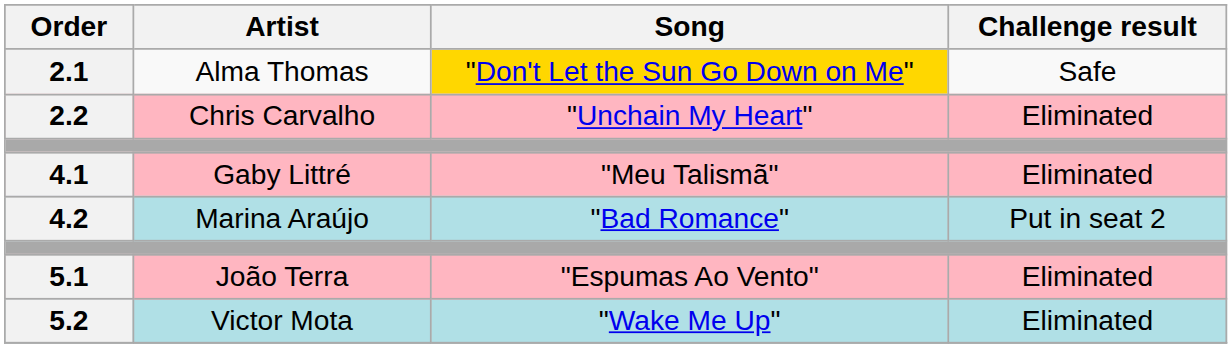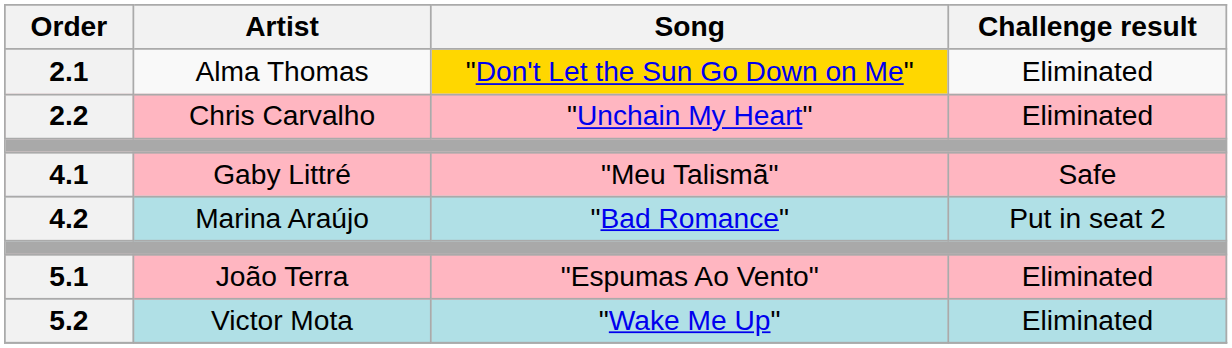(1087, 71) Safe -> (1087, 71) Eliminated
(1087, 173) Eliminated -> (1087, 173) Safe
